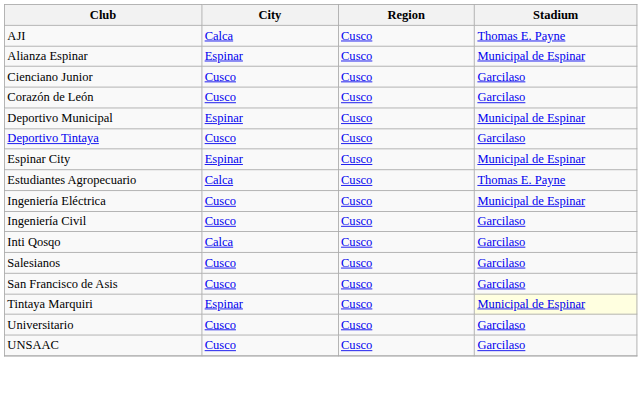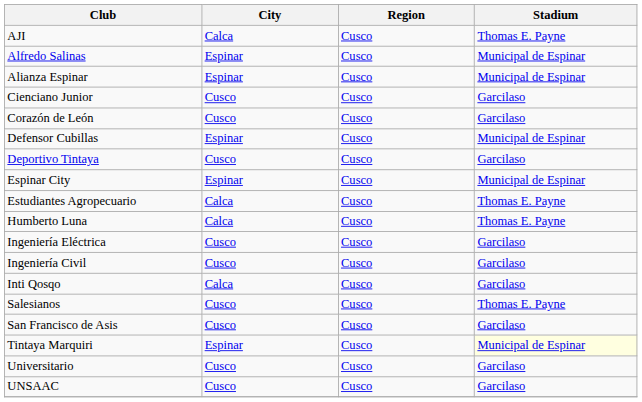+ row: (46, 56)
+ row: (53, 139)
- row: (60, 118)
+ row: (47, 221)
(531, 201) Municipal de Espinar -> (501, 242) Garcilaso
(501, 263) Garcilaso -> (521, 304) Thomas E. Payne
